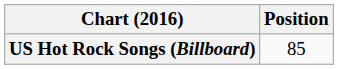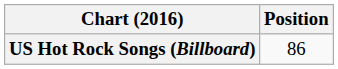(296, 49) 85 -> (296, 49) 86
